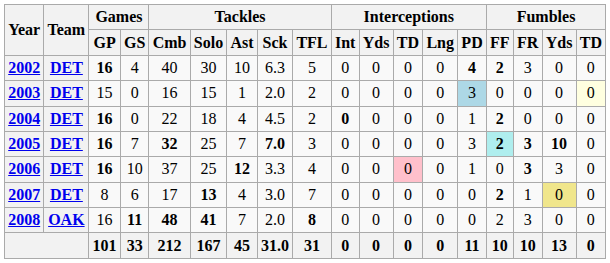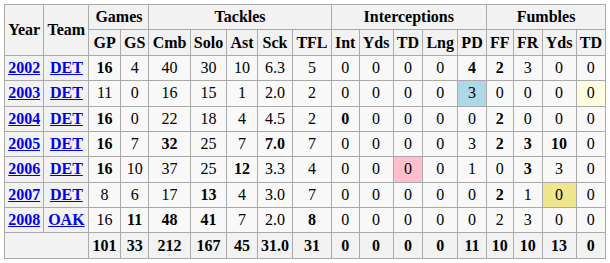(105, 93) 15 -> (105, 93) 11
(472, 118) 1 -> (472, 118) 0
(312, 144) 3 -> (312, 144) 7
(500, 144) paleturquoise background -> (500, 144) no background
